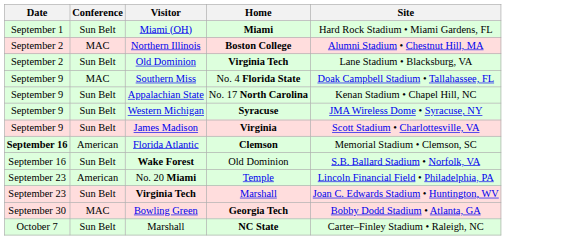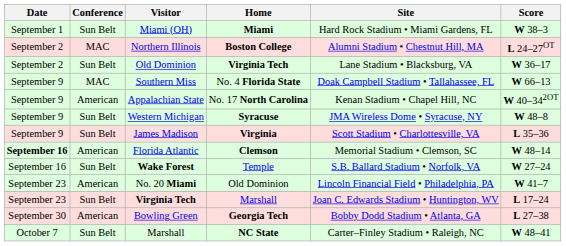+ column: (531, 12)
(98, 95) Sun Belt -> (98, 99) American
(258, 161) Old Dominion -> (258, 166) Temple
(258, 177) Temple -> (258, 183) Old Dominion
(98, 210) MAC -> (98, 216) American
